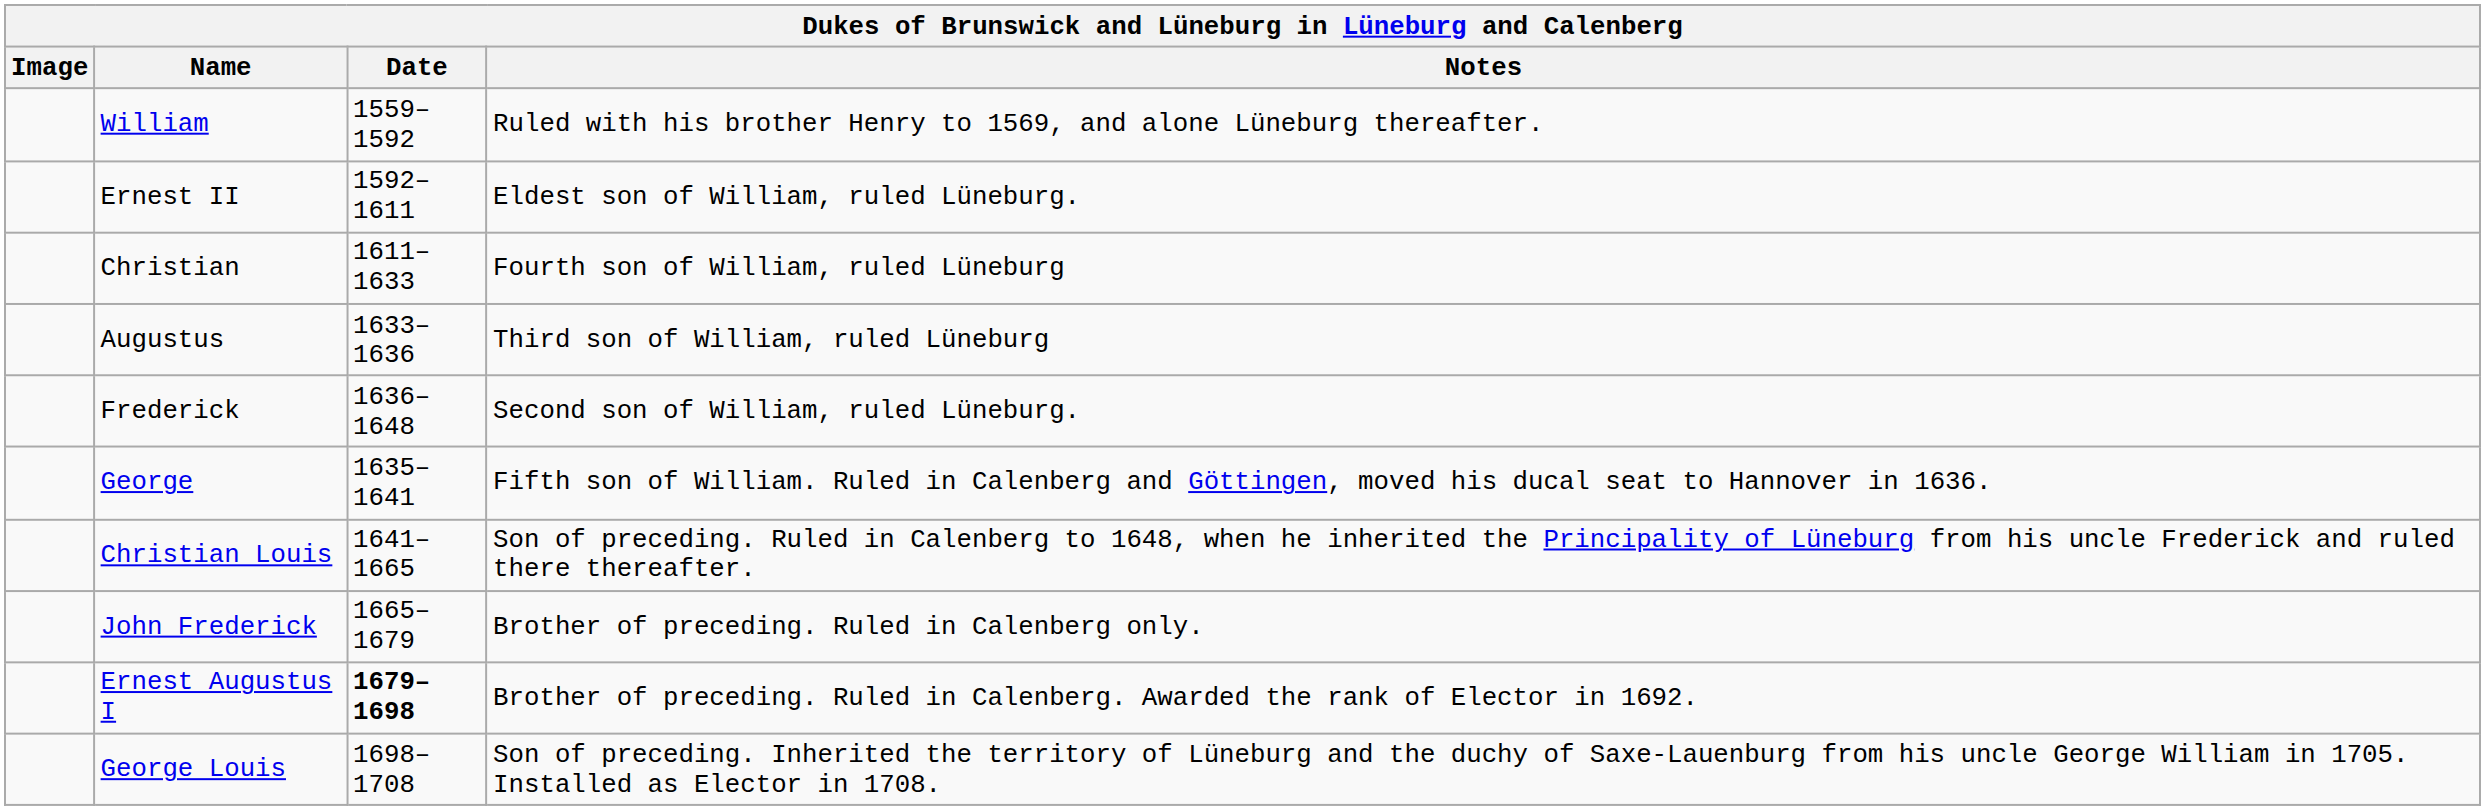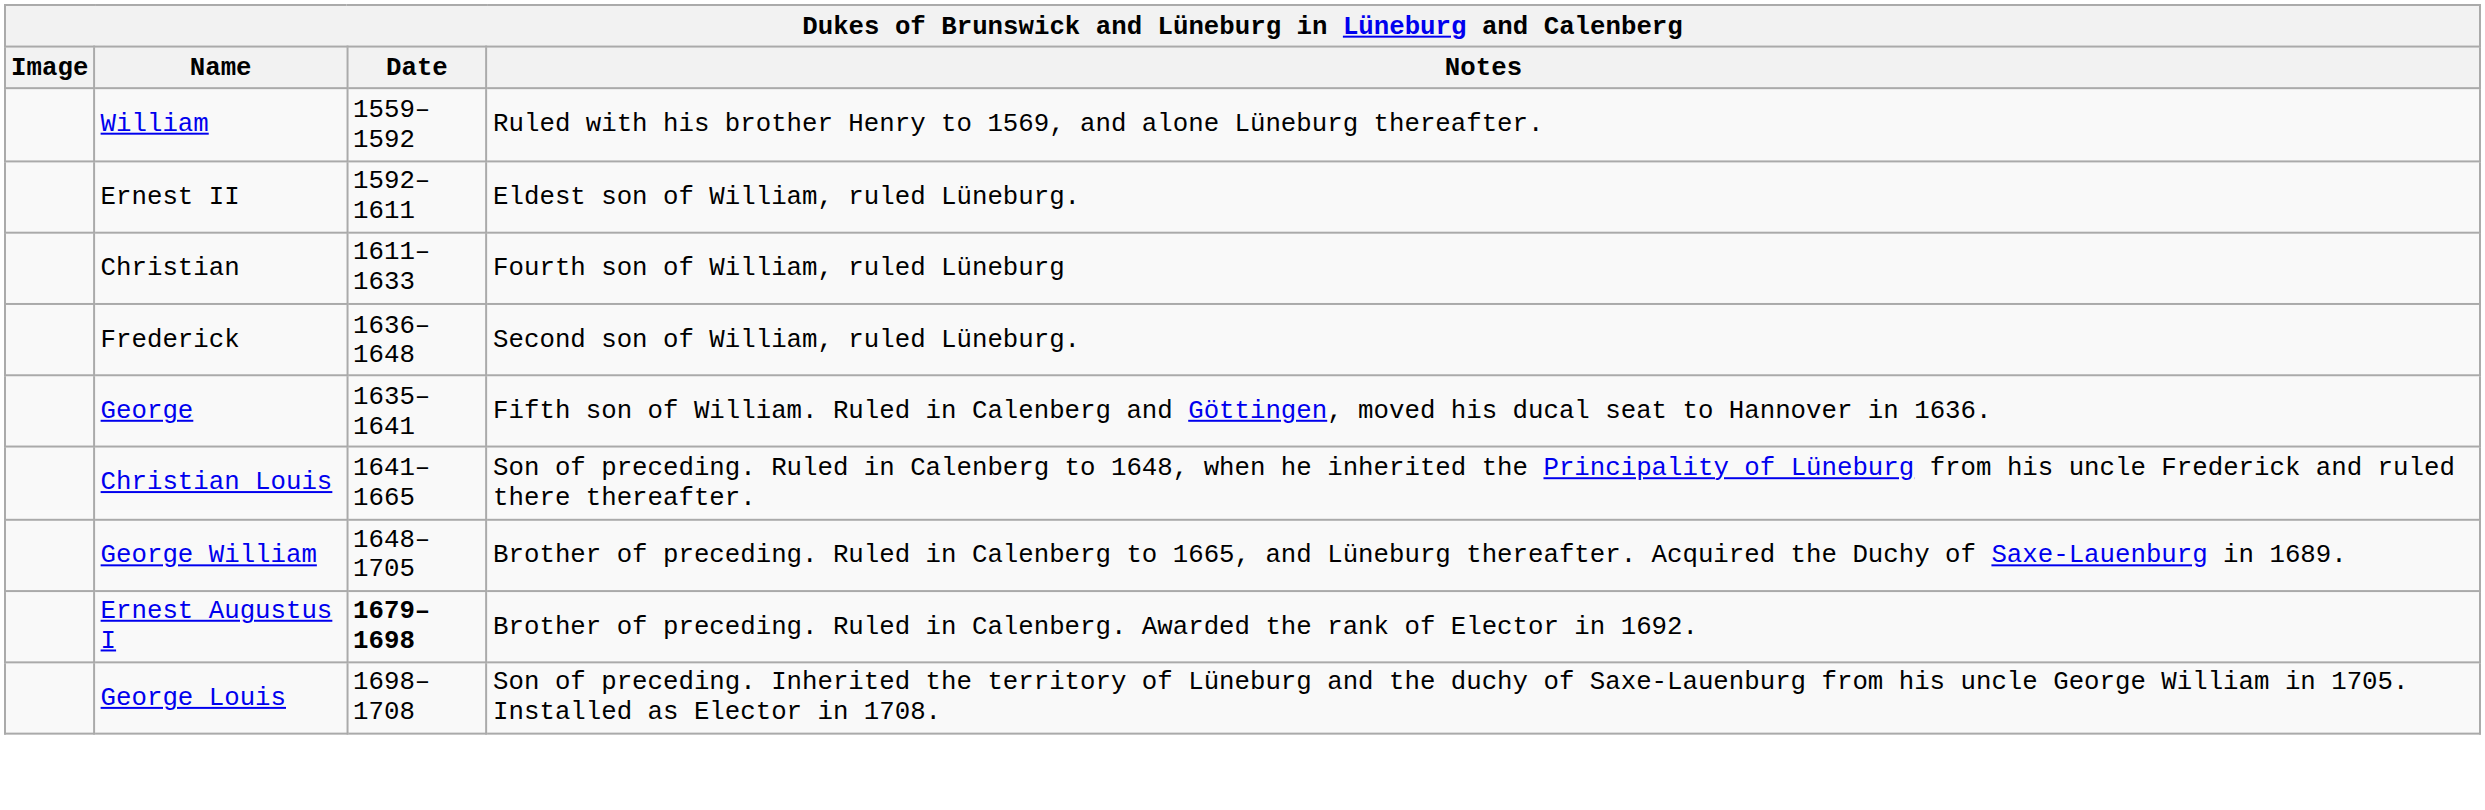- row: (162, 340)
+ row: (209, 555)
- row: (209, 626)
